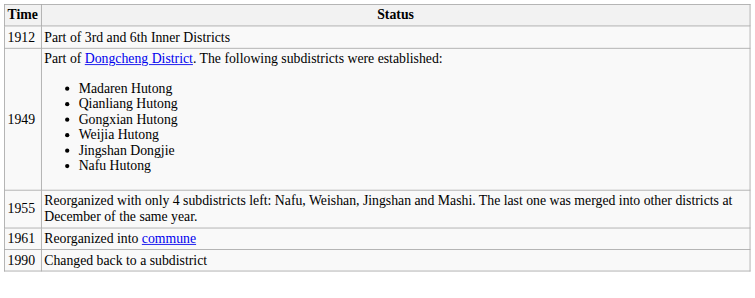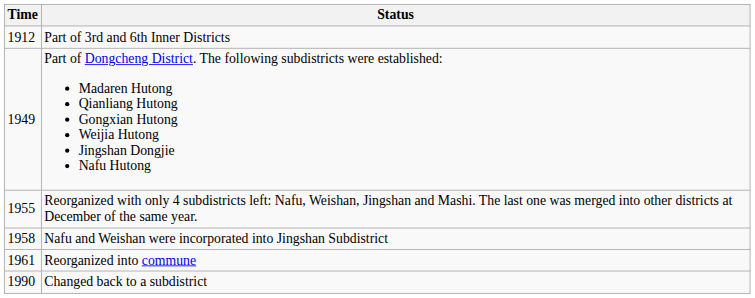+ row: (216, 238)
